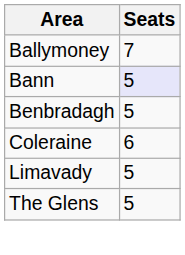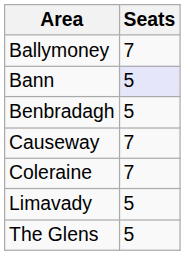+ row: (54, 142)
(129, 142) 6 -> (129, 173) 7
